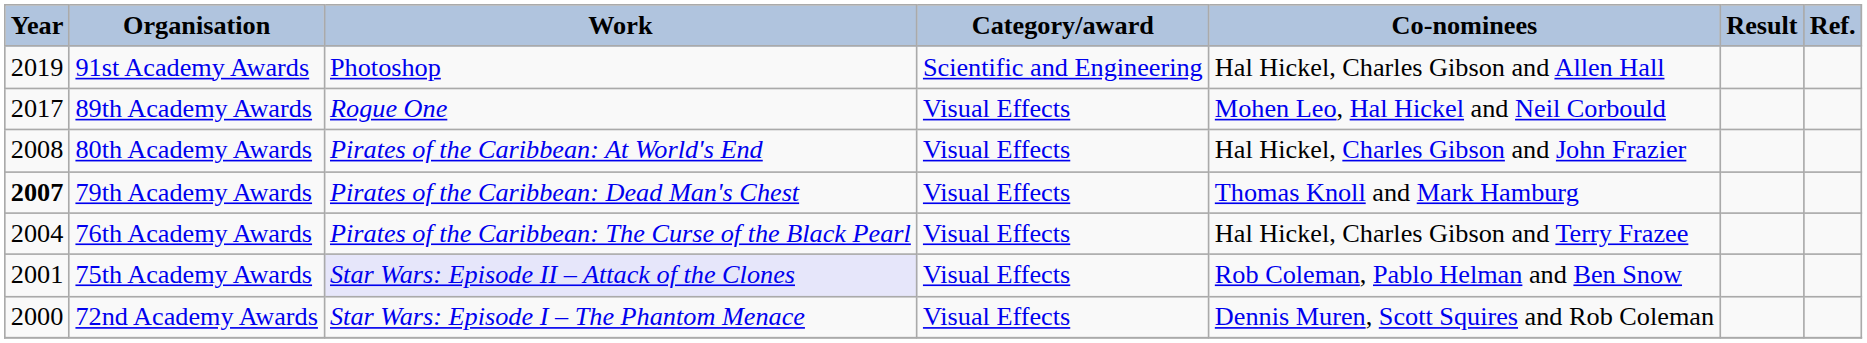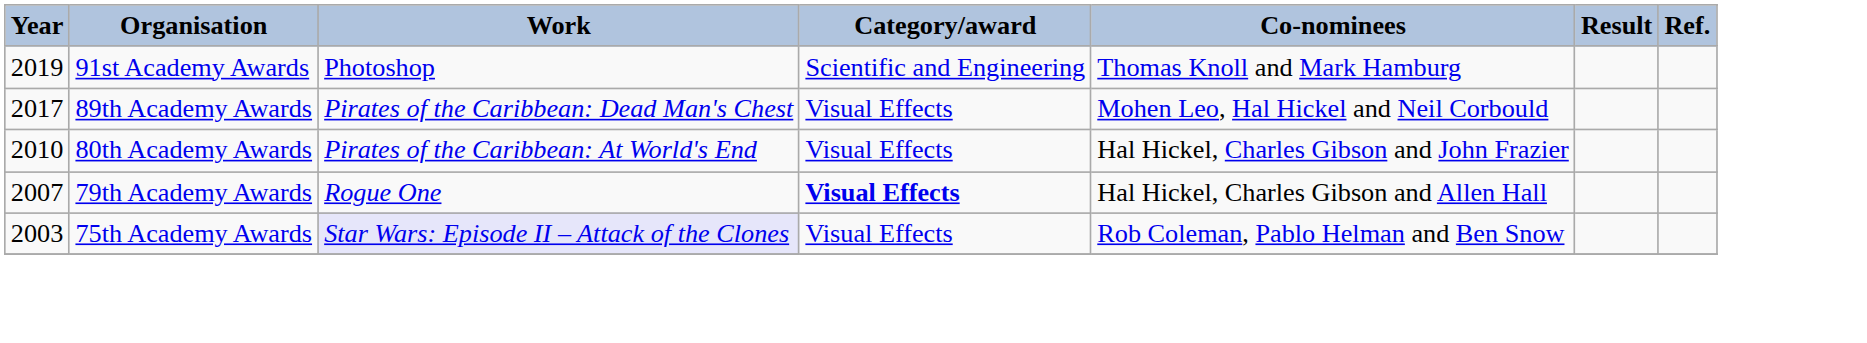(1440, 66) Hal Hickel, Charles Gibson and Allen Hall -> (1279, 66) Thomas Knoll and Mark Hamburg
(389, 108) Rogue One -> (559, 108) Pirates of the Caribbean: Dead Man's Chest
(37, 150) 2008 -> (37, 150) 2010
(37, 191) bold -> (37, 191) normal
(565, 191) Pirates of the Caribbean: Dead Man's Chest -> (383, 191) Rogue One
(997, 191) normal -> (883, 191) bold
(1397, 191) Thomas Knoll and Mark Hamburg -> (1322, 191) Hal Hickel, Charles Gibson and Allen Hall
- row: (194, 233)
(37, 274) 2001 -> (37, 233) 2003
- row: (197, 316)
